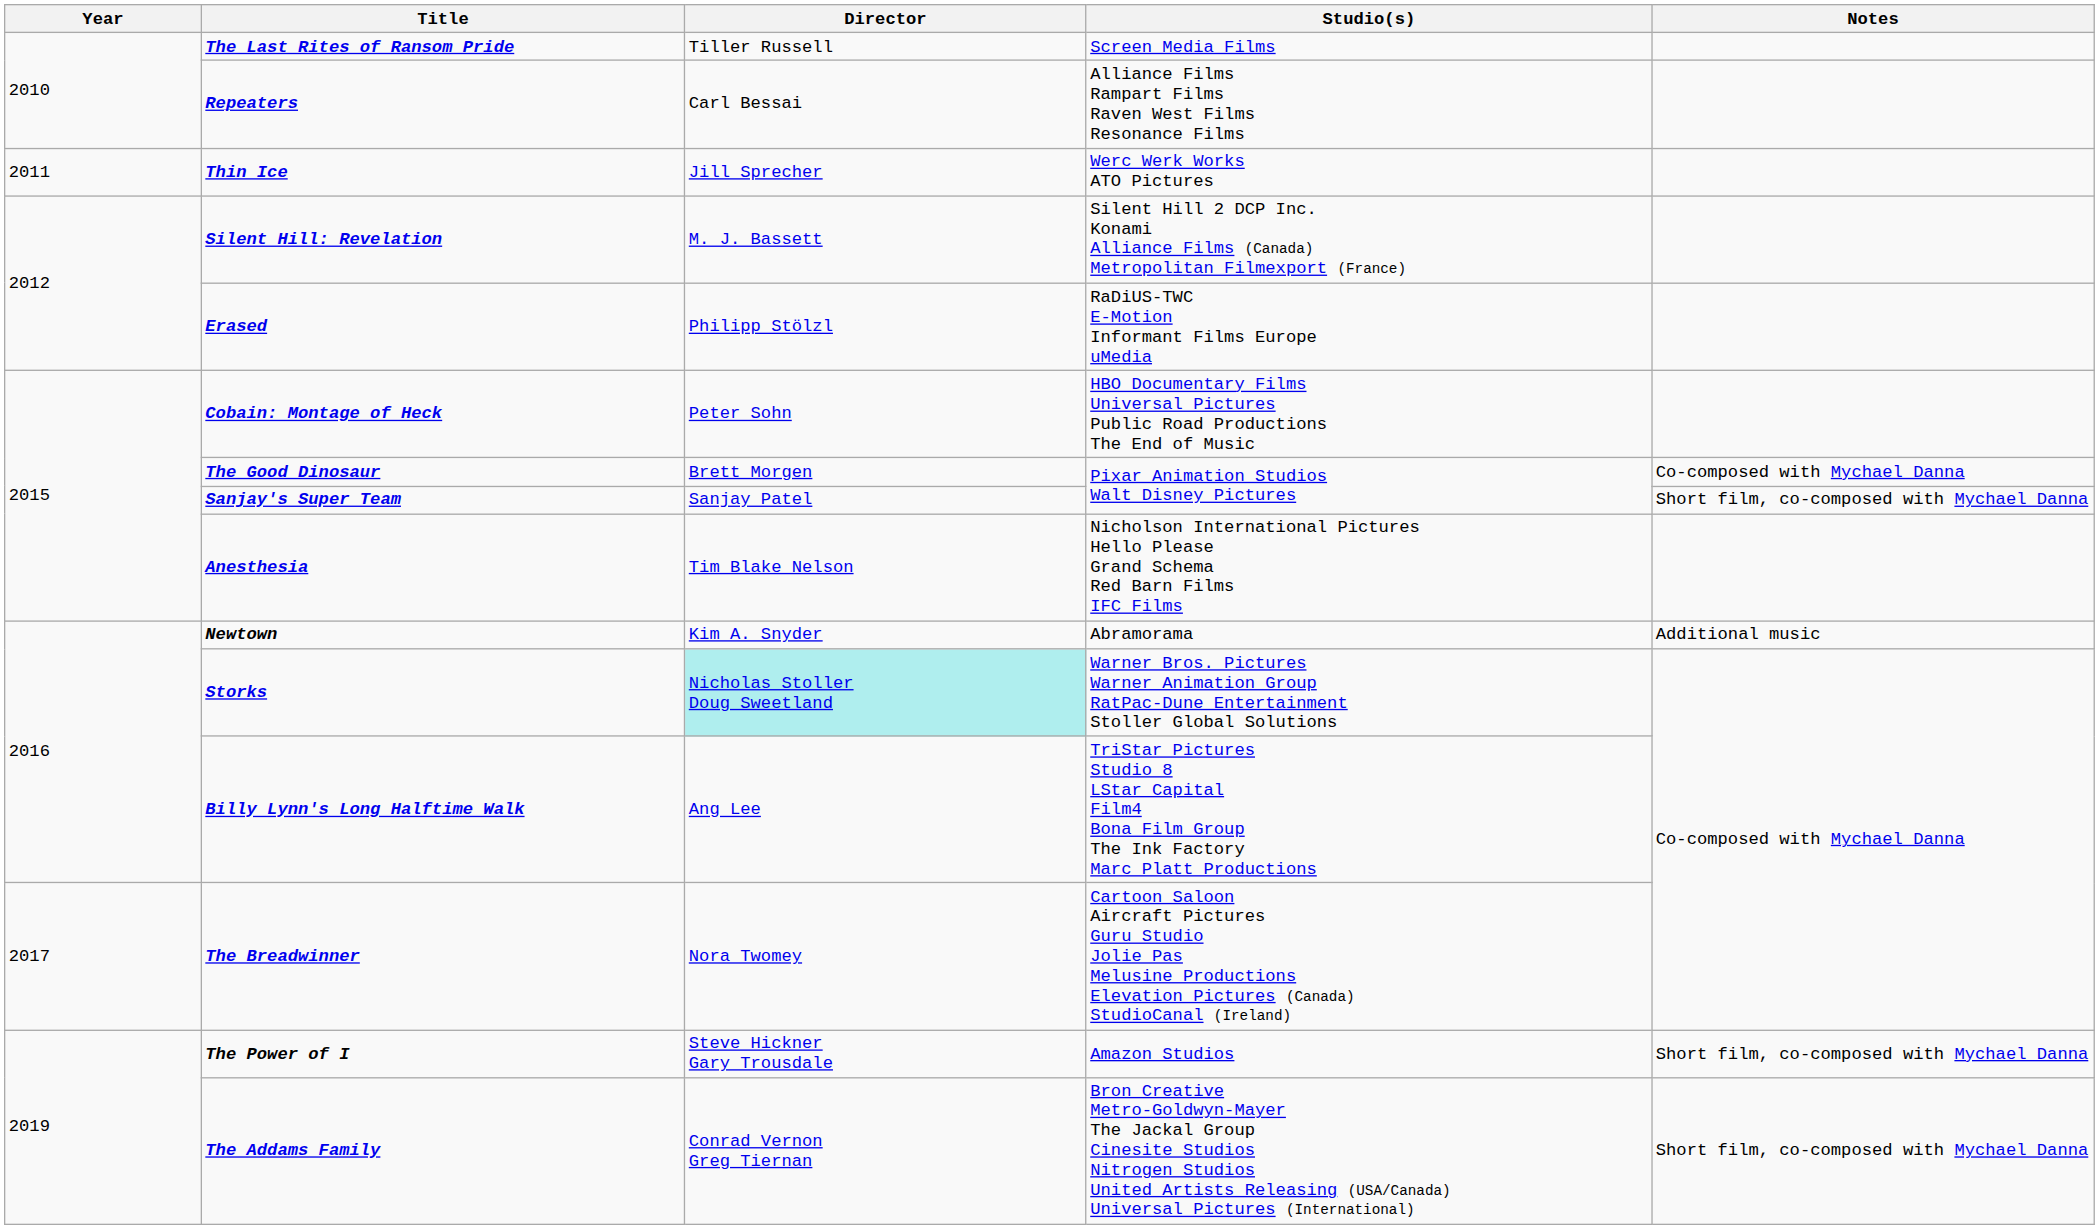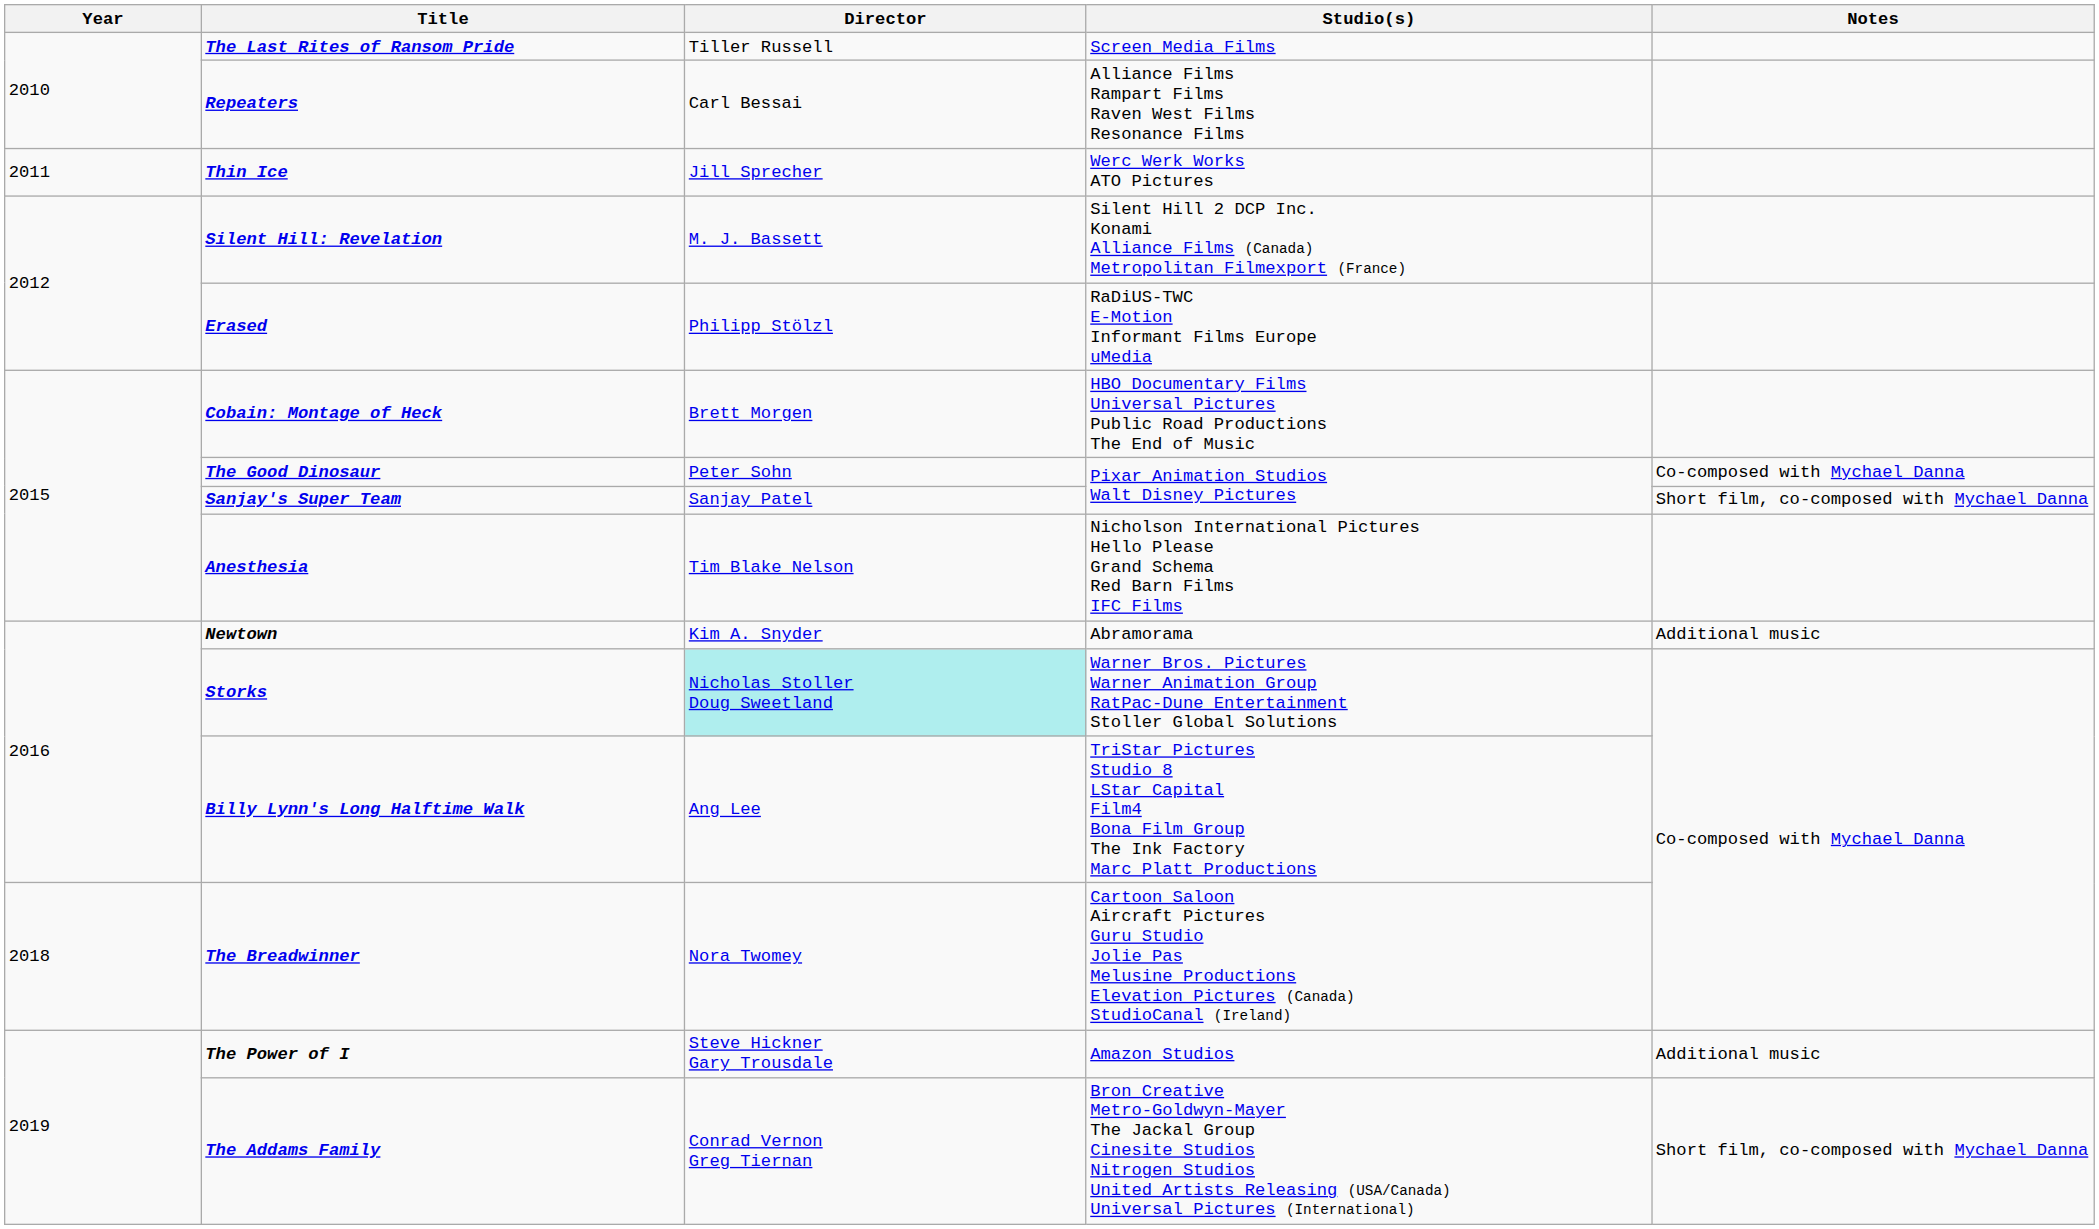(740, 414) Peter Sohn -> (751, 414) Brett Morgen
(751, 472) Brett Morgen -> (740, 472) Peter Sohn
(29, 956) 2017 -> (29, 956) 2018
(1872, 1054) Short film, co-composed with Mychael Danna -> (1738, 1054) Additional music
